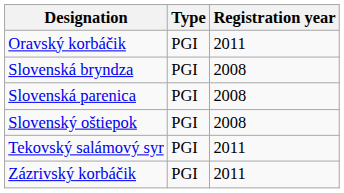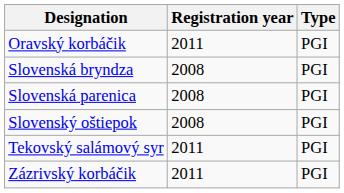columns swapped: (189, 17) <-> (274, 17)
